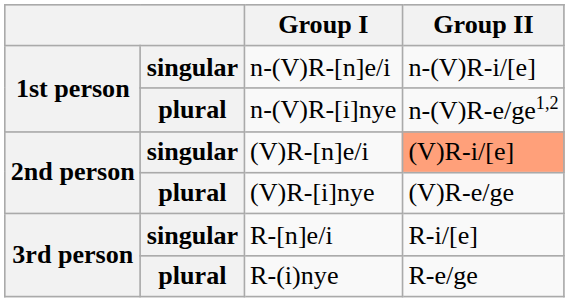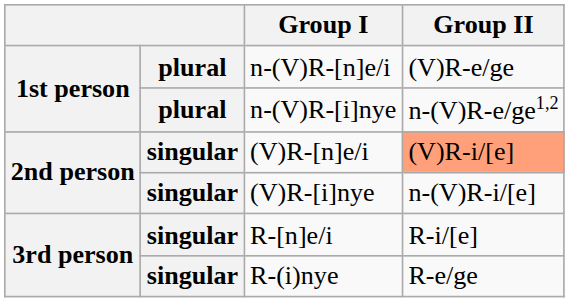(192, 66) singular -> (192, 66) plural
(472, 66) n-(V)R-i/[e] -> (461, 66) (V)R-e/ge
(192, 192) plural -> (192, 192) singular
(461, 192) (V)R-e/ge -> (472, 192) n-(V)R-i/[e]
(192, 275) plural -> (192, 275) singular
